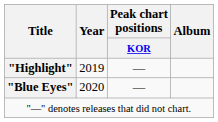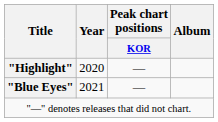(92, 68) 2019 -> (92, 68) 2020
(92, 87) 2020 -> (92, 87) 2021
